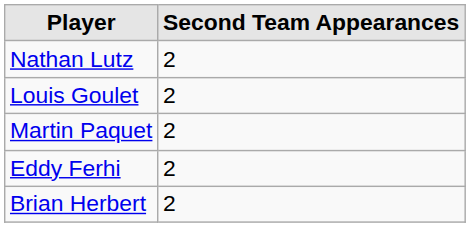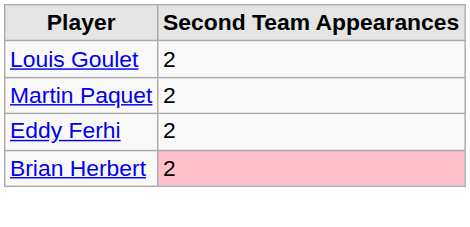- row: (72, 58)
(169, 204) no background -> (169, 167) pink background
